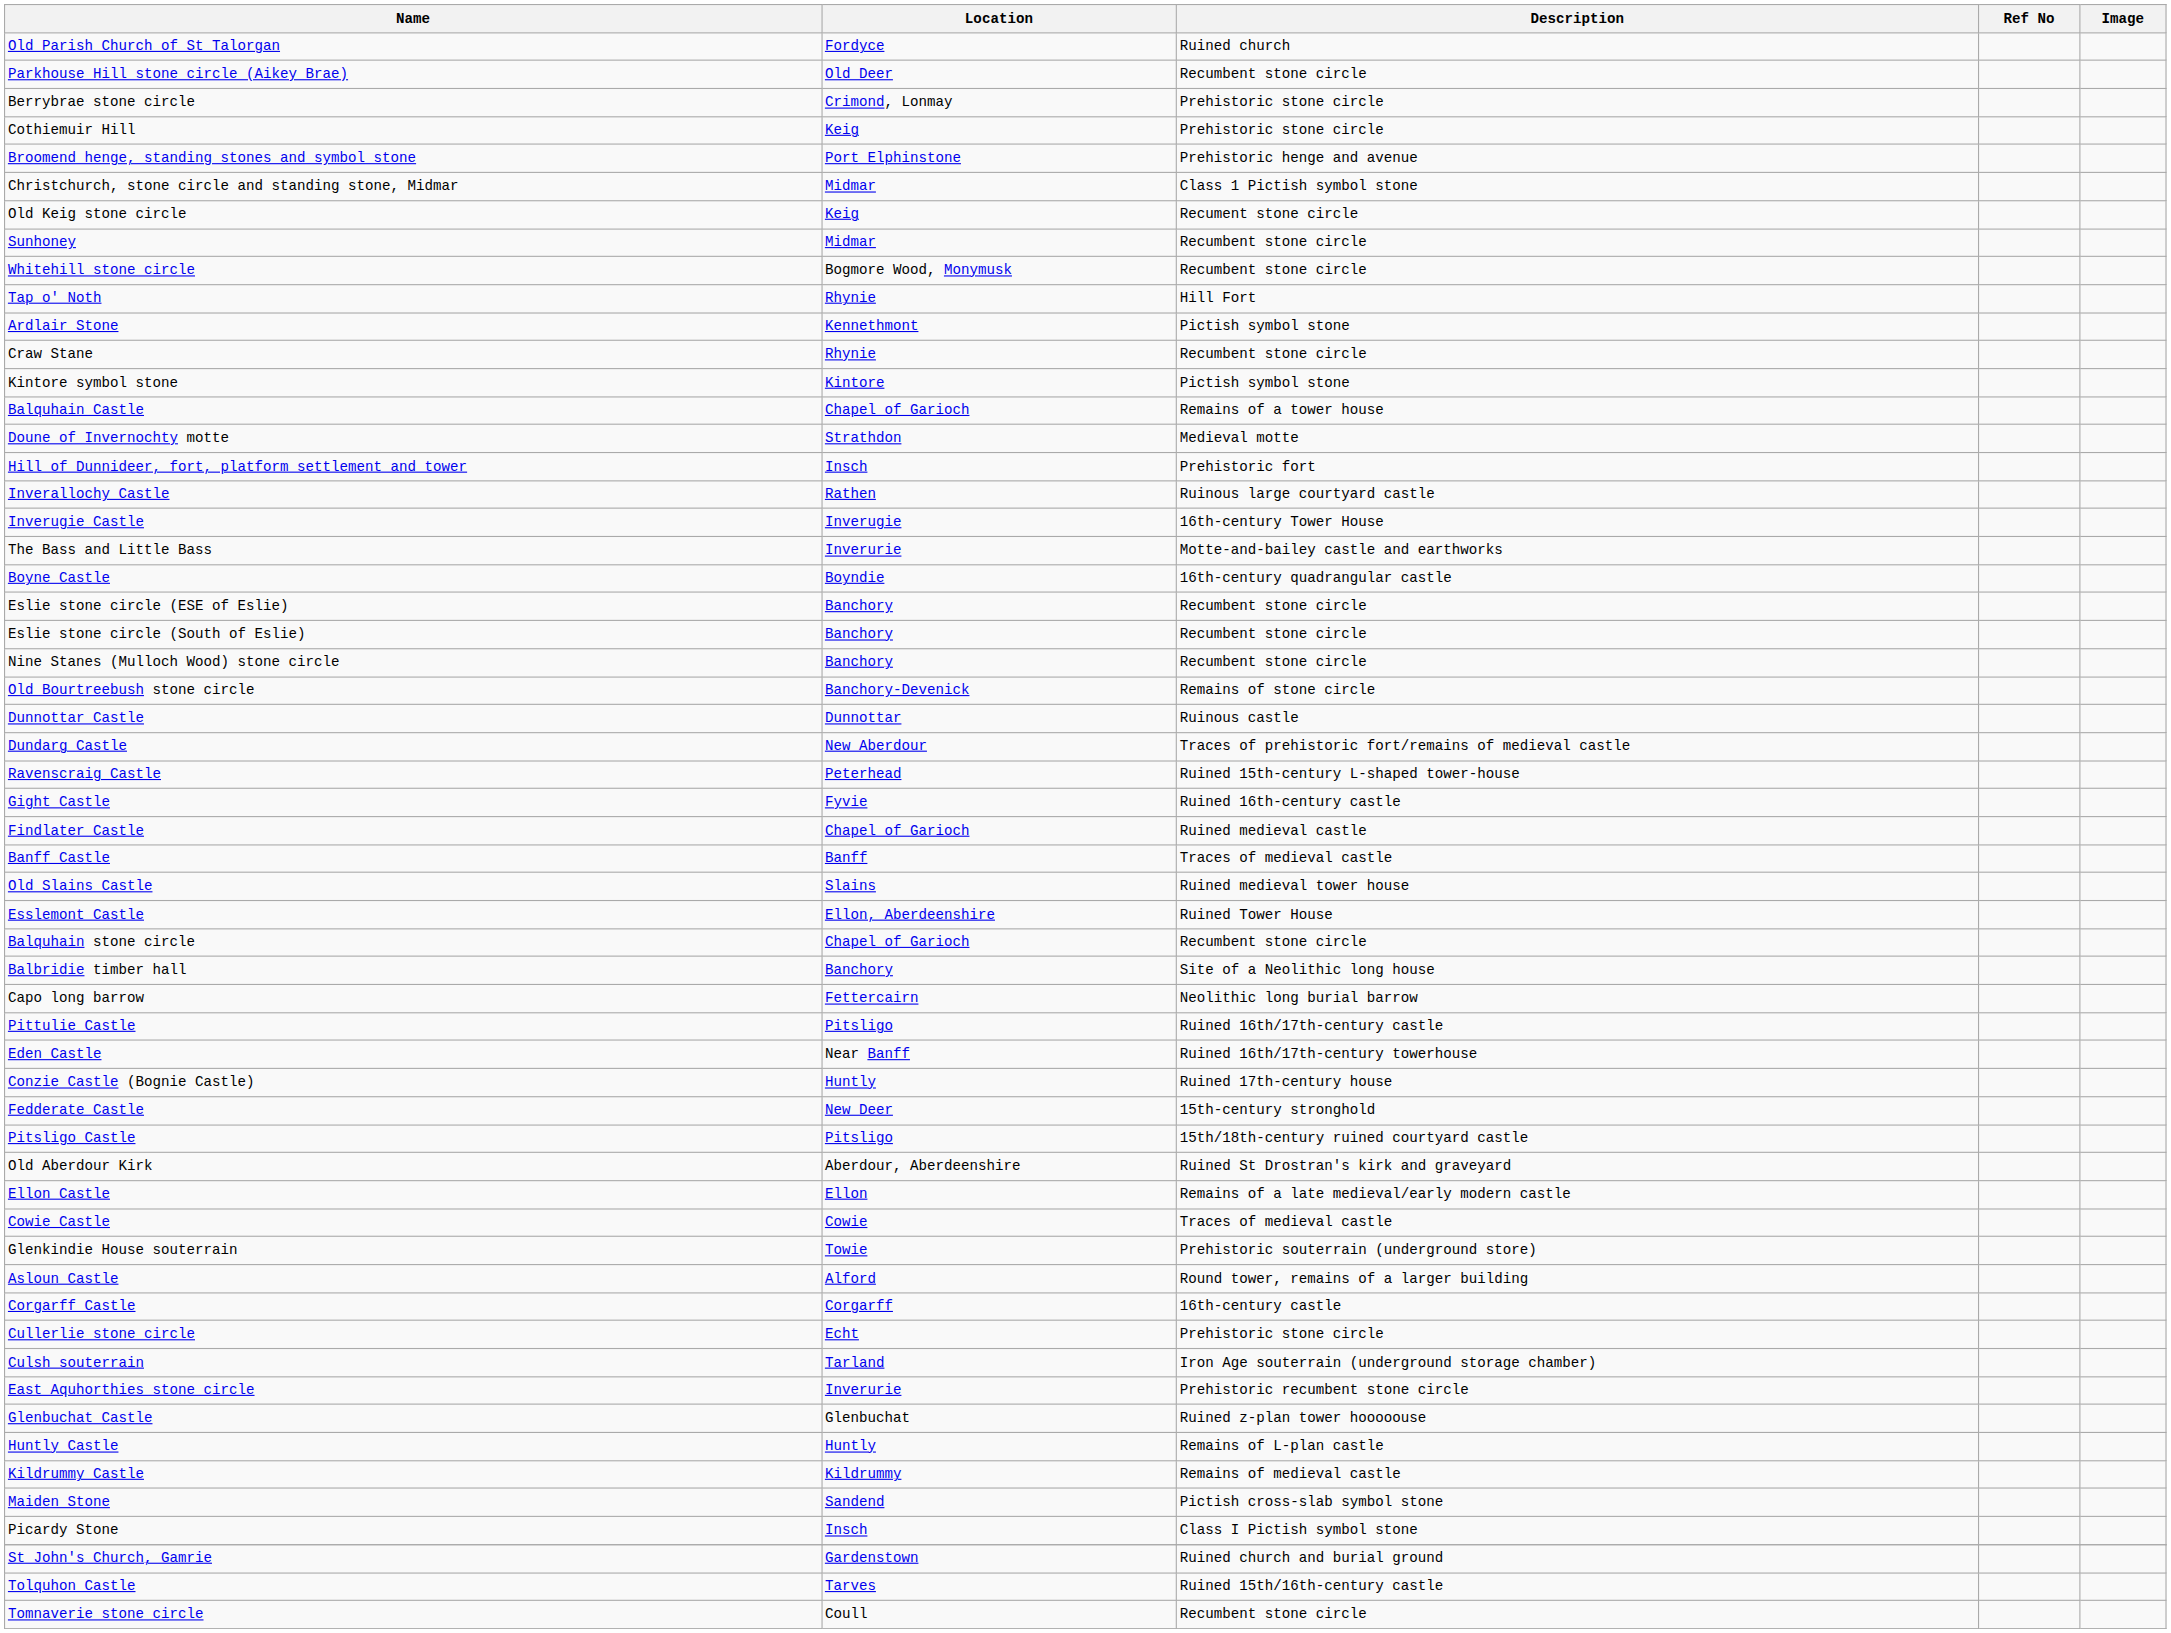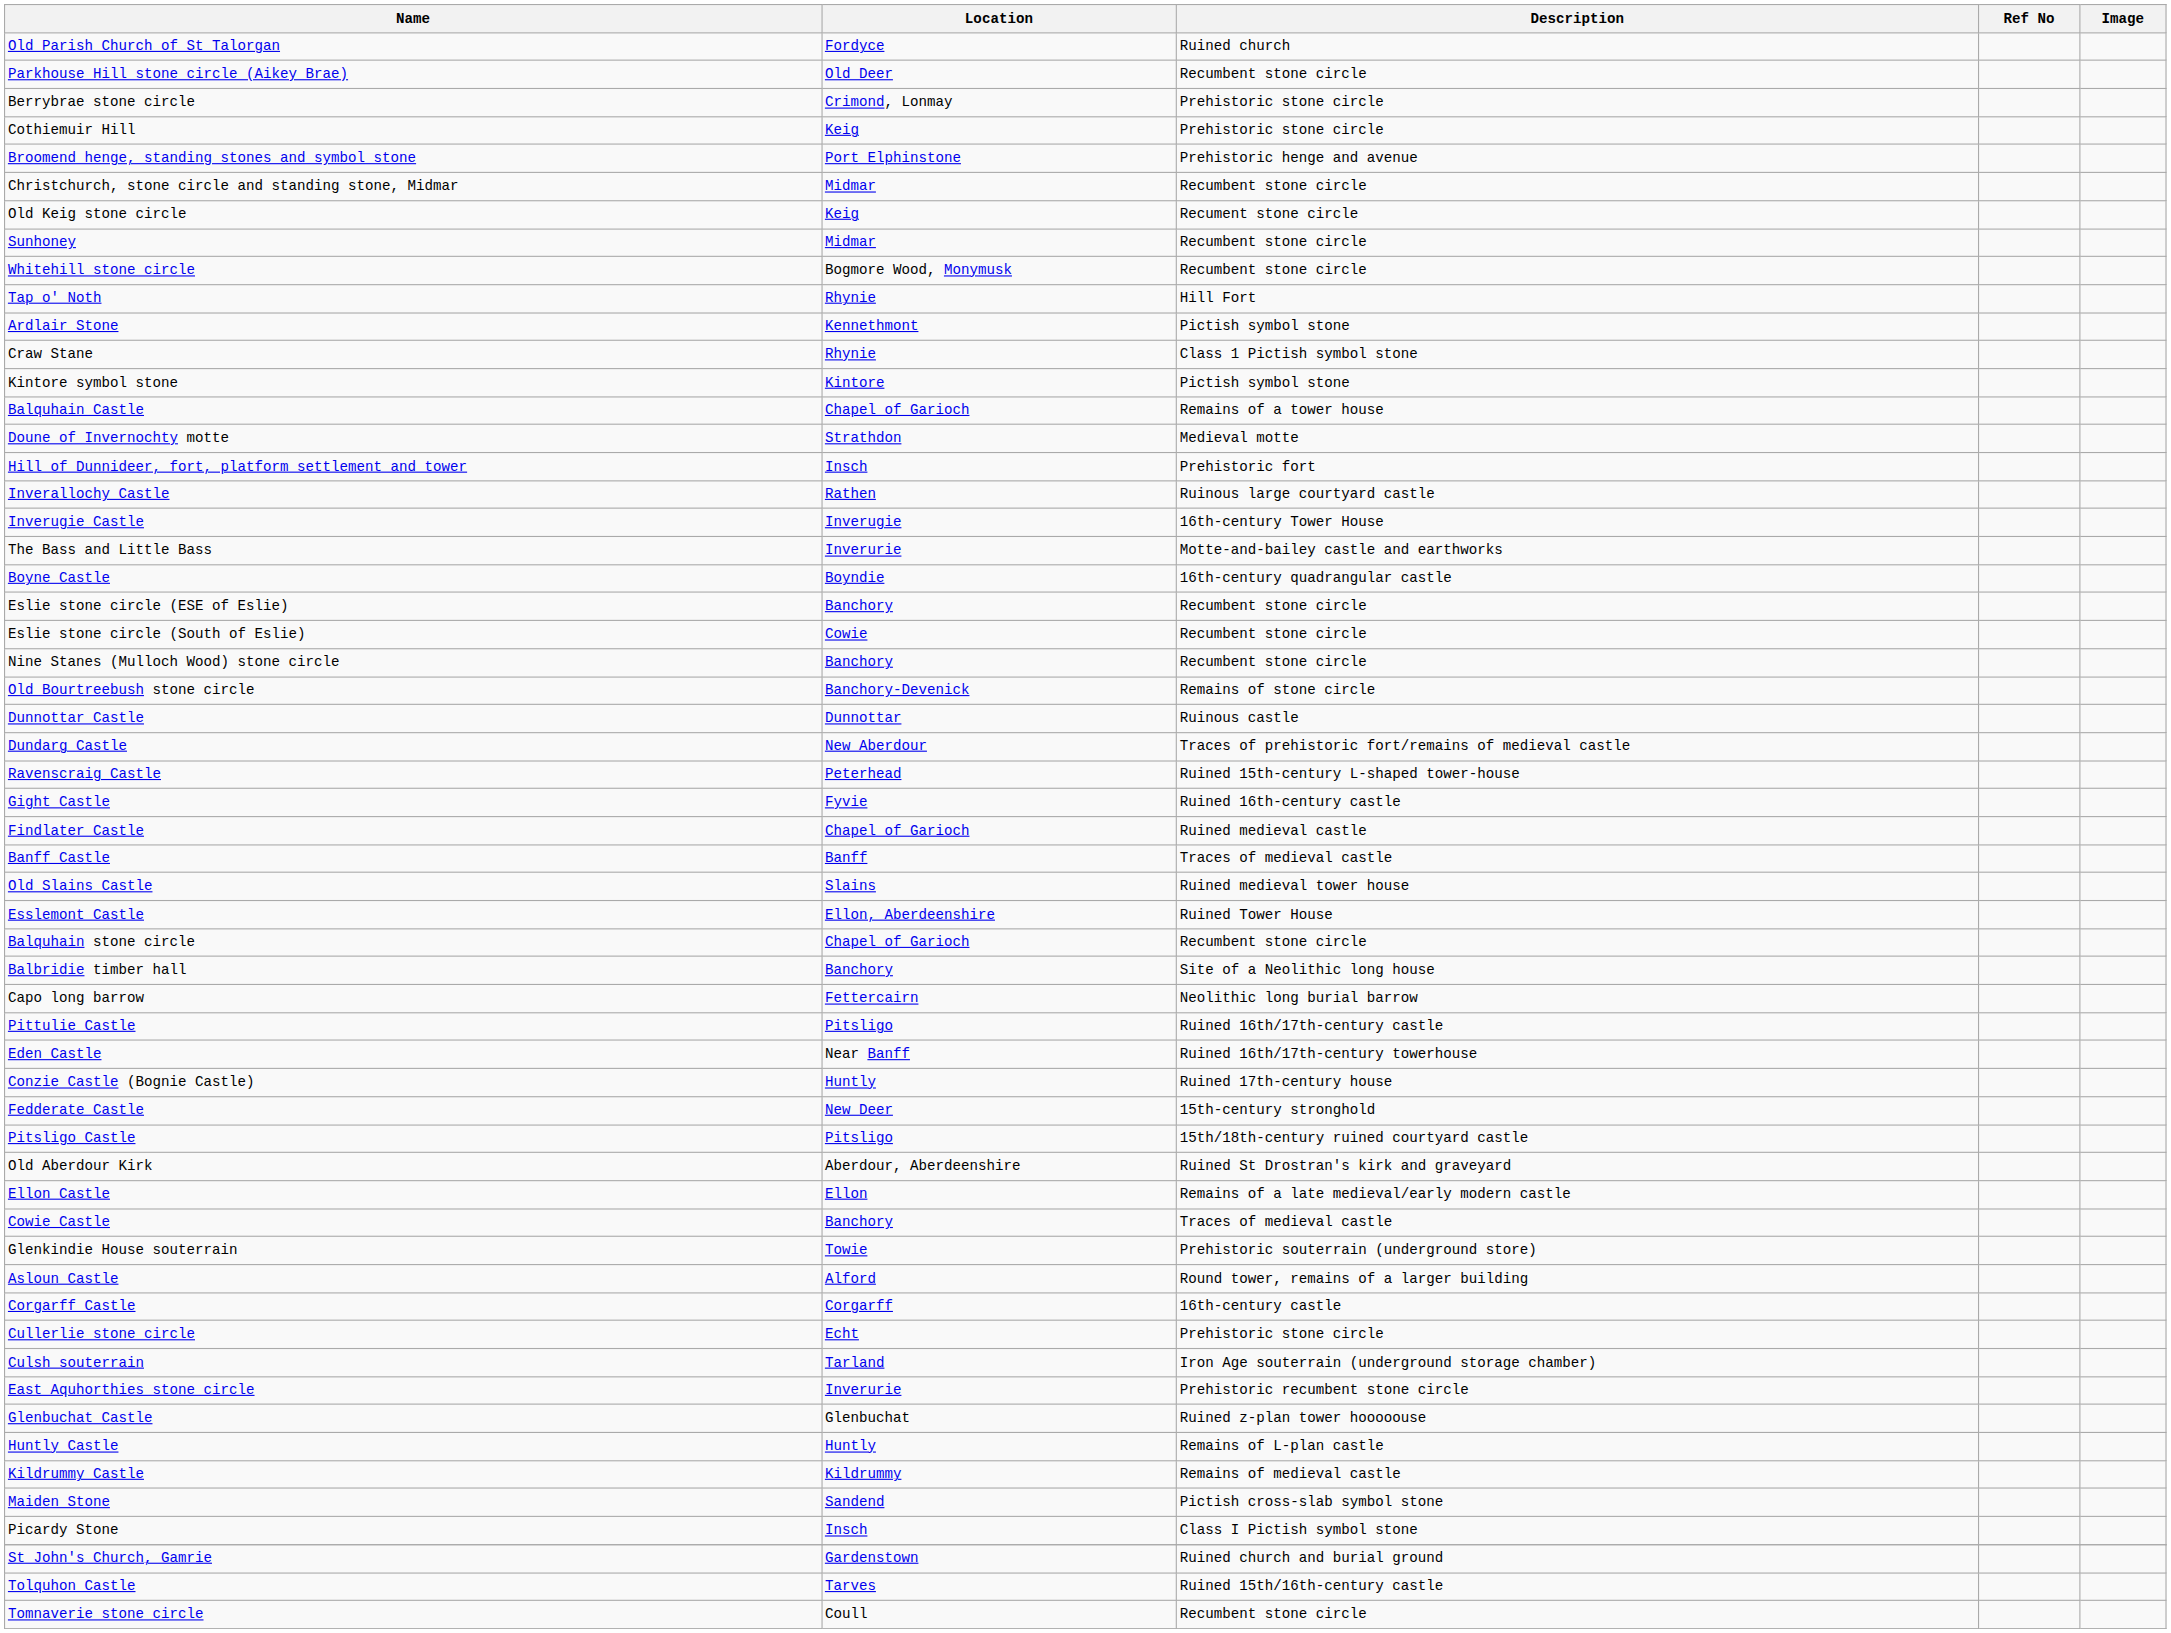(1299, 186) Class 1 Pictish symbol stone -> (1273, 186) Recumbent stone circle
(1273, 354) Recumbent stone circle -> (1299, 354) Class 1 Pictish symbol stone
(859, 634) Banchory -> (846, 634) Cowie
(846, 1222) Cowie -> (859, 1222) Banchory
